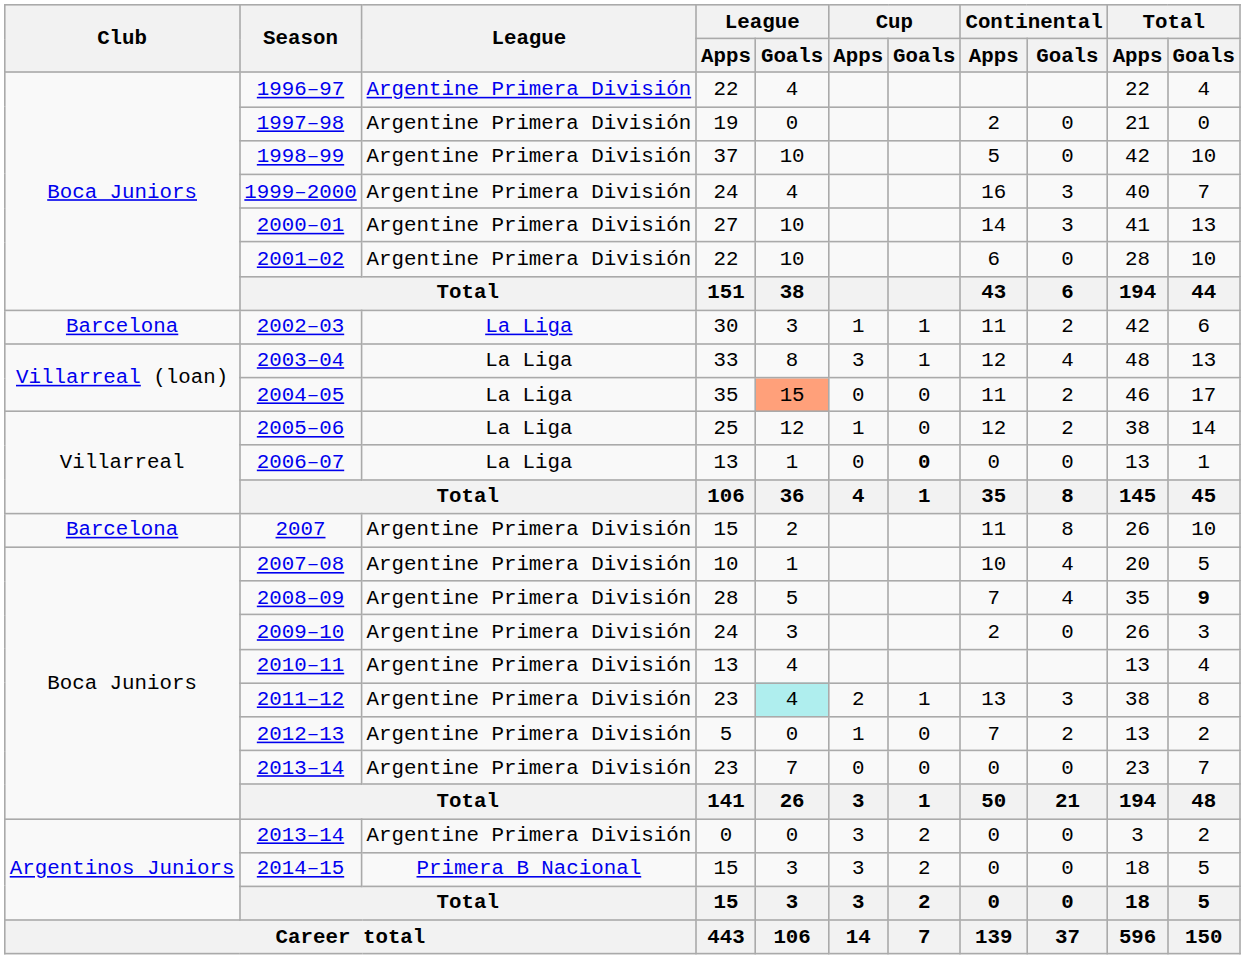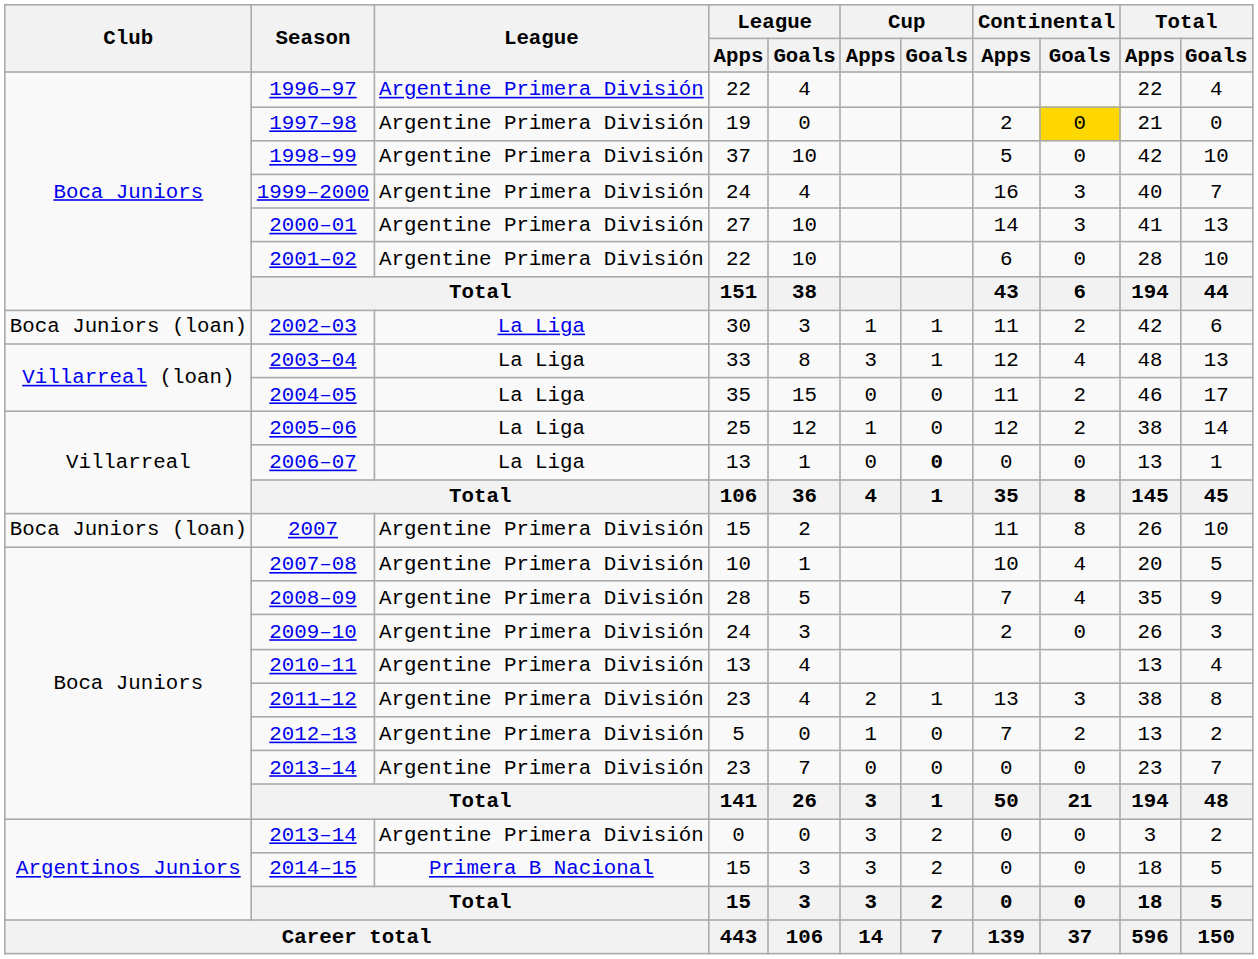(1067, 123) no background -> (1080, 123) gold background
(122, 327) Barcelona -> (128, 327) Boca Juniors (loan)
(792, 395) lightsalmon background -> (805, 395) no background
(122, 530) Barcelona -> (128, 530) Boca Juniors (loan)
(1204, 598) bold -> (1216, 598) normal
(792, 700) paleturquoise background -> (805, 700) no background
